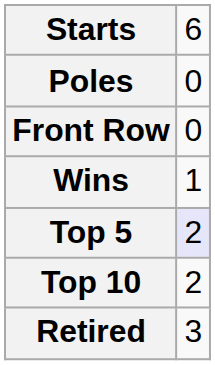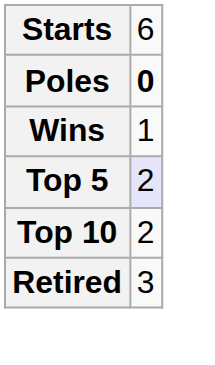(193, 80) normal -> (146, 80) bold
- row: (91, 130)
